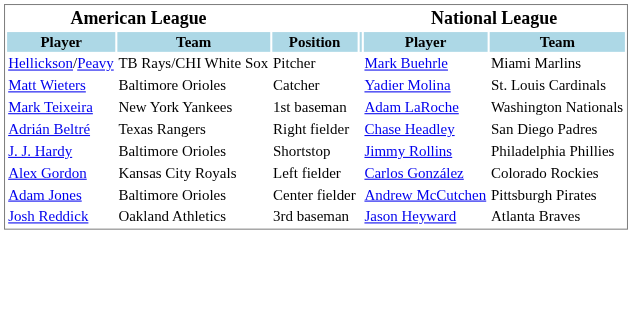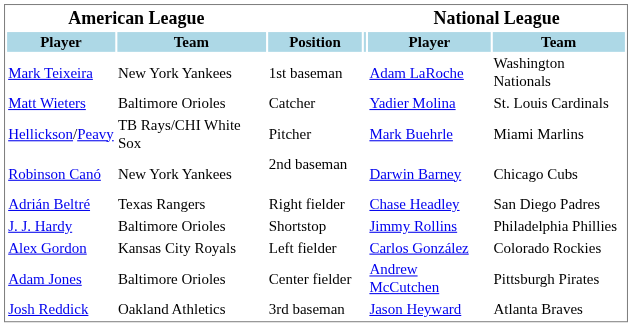rows swapped: (61, 63) <-> (51, 107)
+ row: (55, 173)
